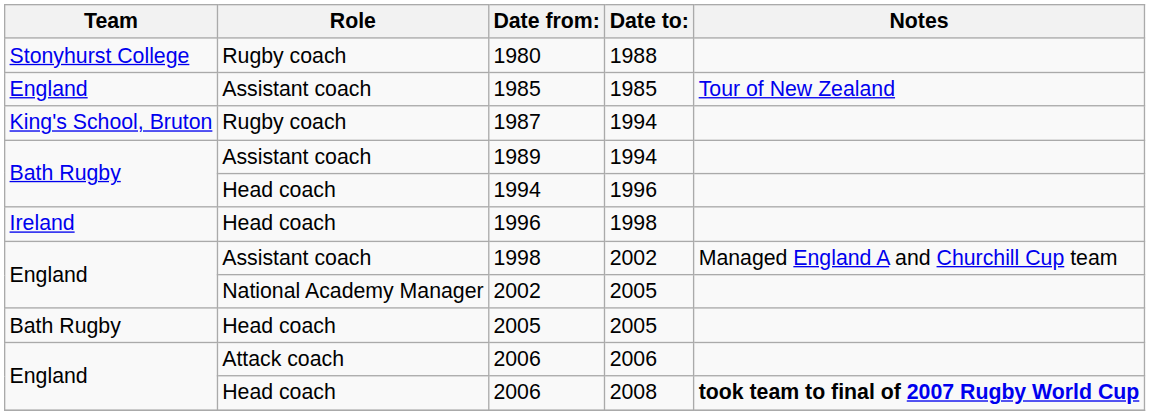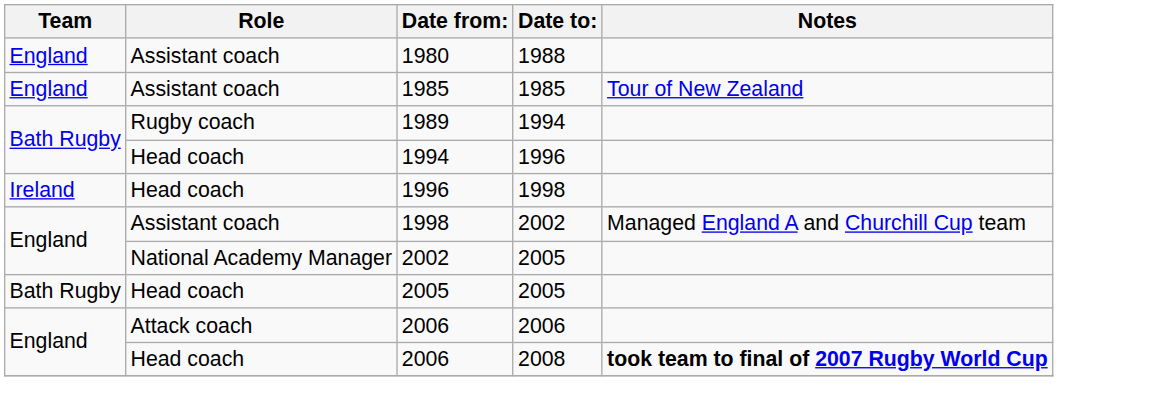(99, 55) Stonyhurst College -> (49, 55) England
(284, 55) Rugby coach -> (205, 55) Assistant coach
- row: (517, 122)
(297, 156) Assistant coach -> (193, 122) Rugby coach
